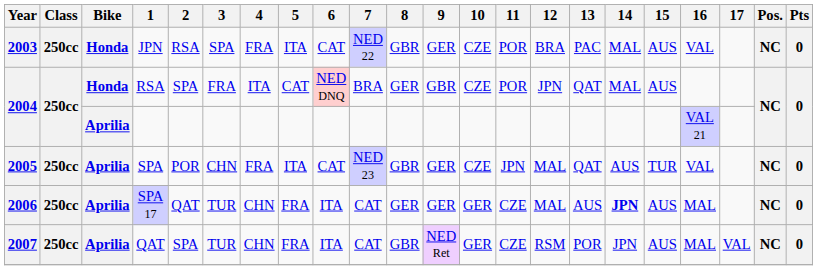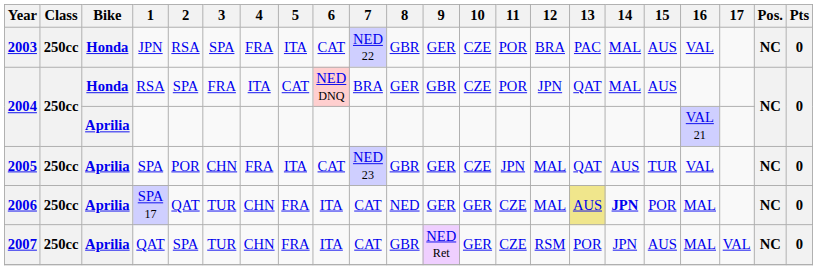(405, 205) GER -> (405, 205) NED
(587, 205) no background -> (587, 205) khaki background
(662, 205) AUS -> (662, 205) POR
